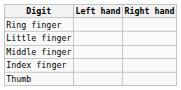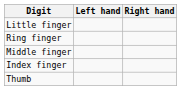rows swapped: (39, 38) <-> (34, 25)
